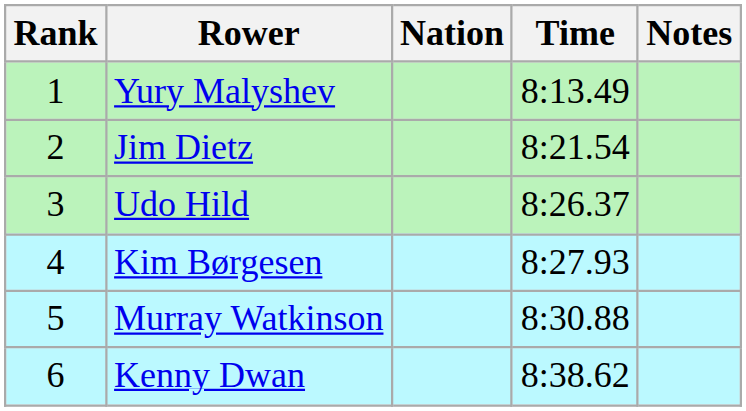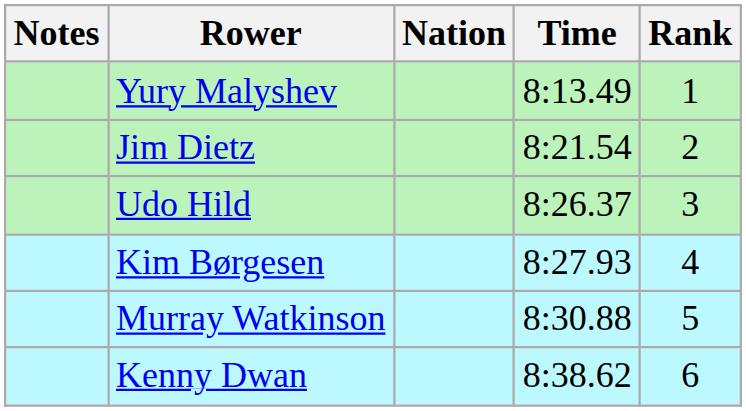columns swapped: (55, 33) <-> (689, 33)
